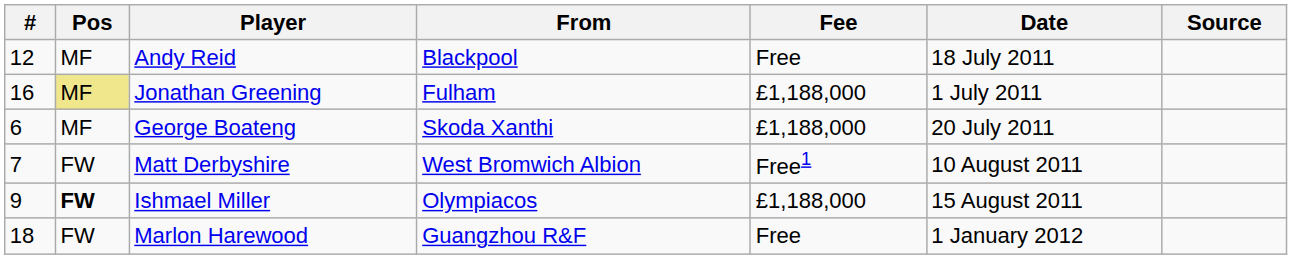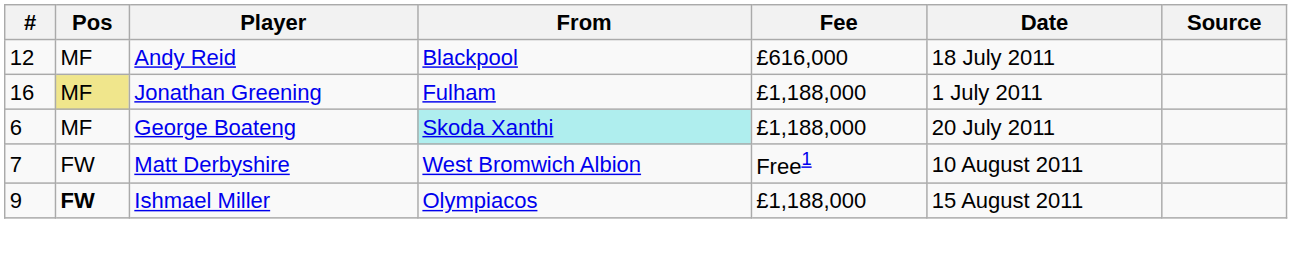(778, 57) Free -> (802, 57) £616,000
(488, 127) no background -> (488, 127) paleturquoise background
- row: (221, 236)
